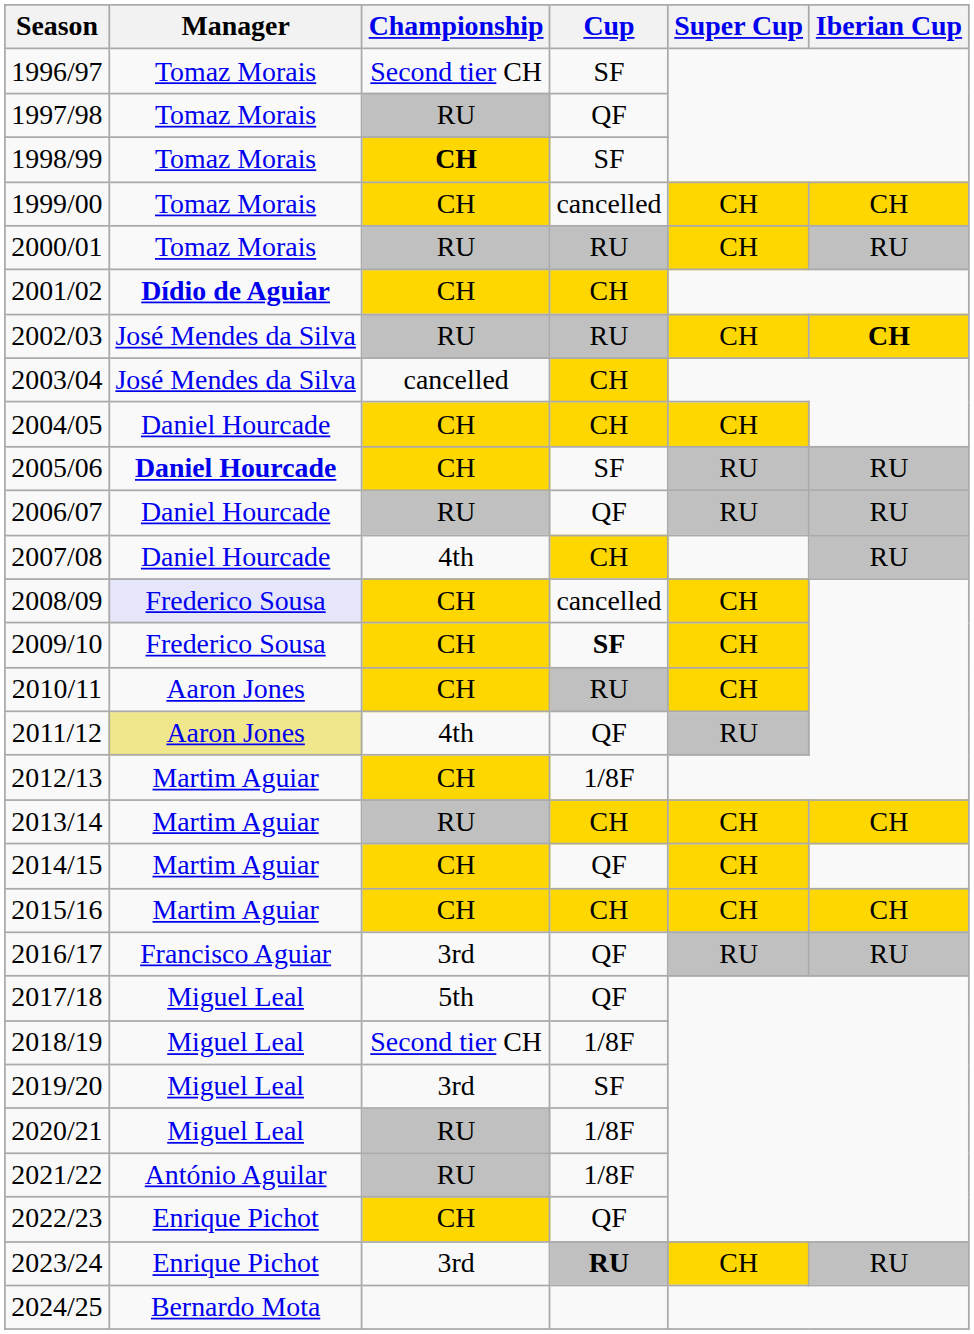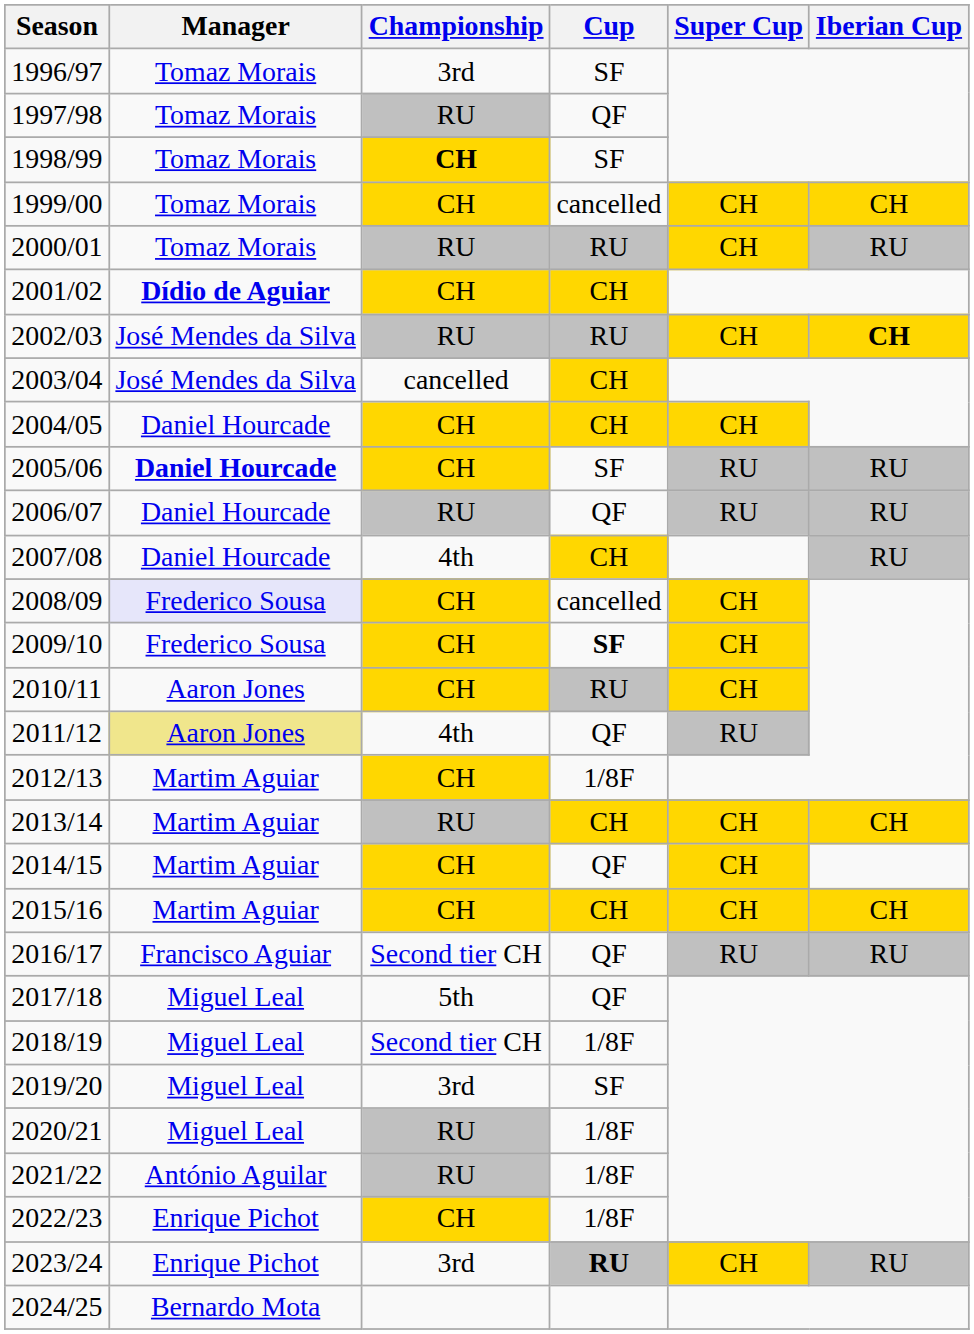(456, 70) Second tier CH -> (456, 70) 3rd
(456, 953) 3rd -> (456, 953) Second tier CH
(609, 1218) QF -> (609, 1218) 1/8F
